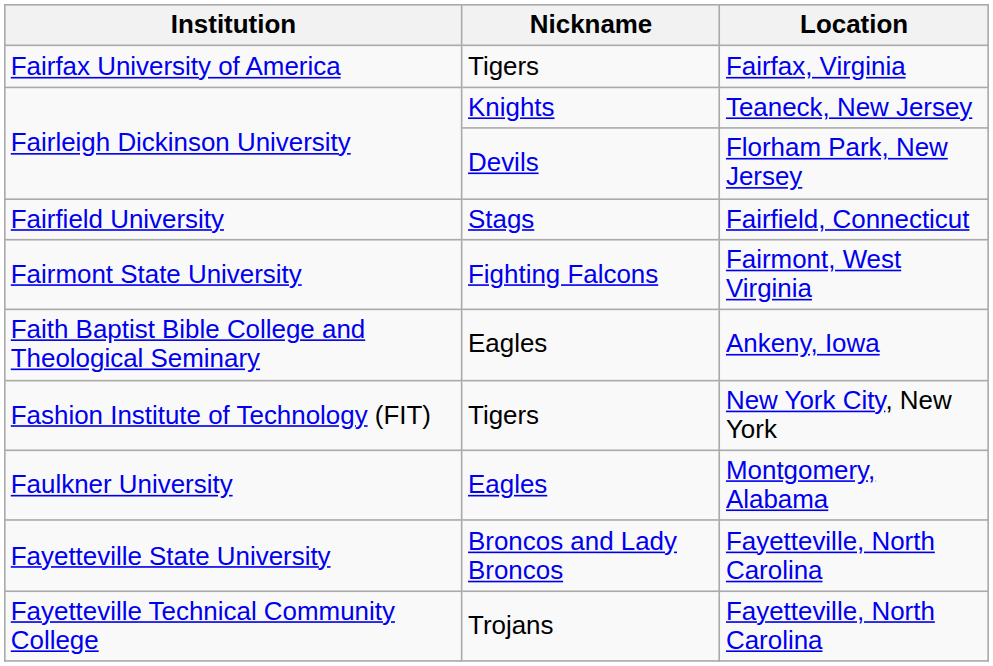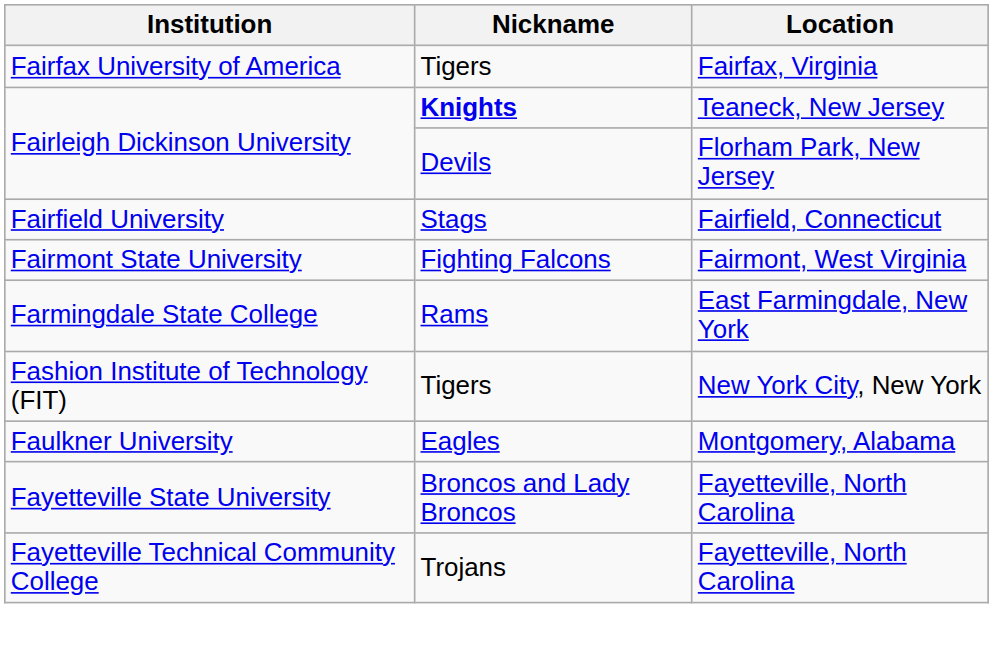(511, 107) normal -> (469, 107) bold
- row: (188, 344)
+ row: (164, 315)
